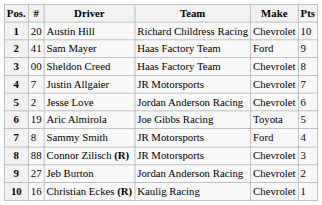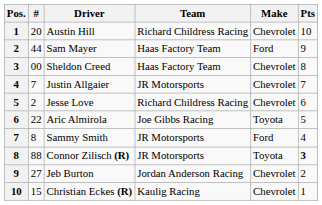(36, 49) 41 -> (36, 49) 44
(190, 102) Jordan Anderson Racing -> (193, 102) Richard Childress Racing
(36, 120) 19 -> (36, 120) 22
(274, 155) Chevrolet -> (268, 155) Toyota
(303, 155) normal -> (303, 155) bold
(36, 191) 16 -> (36, 191) 15
